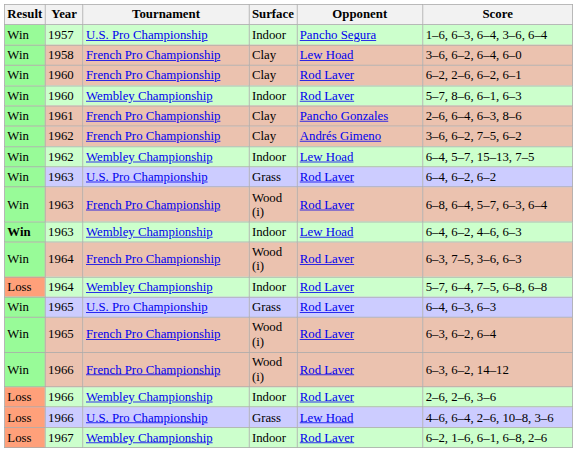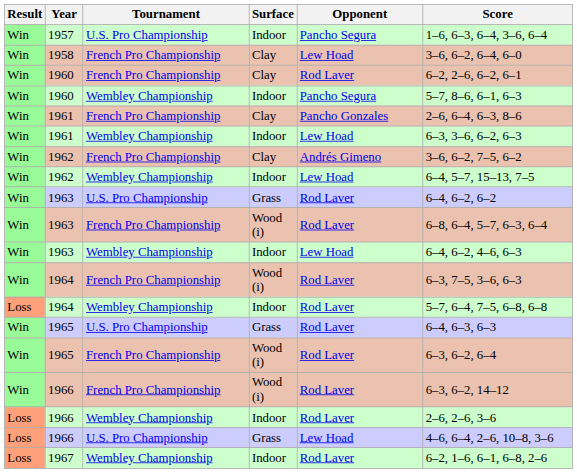(327, 95) Rod Laver -> (338, 95) Pancho Segura
+ row: (61, 136)
(19, 232) bold -> (18, 252) normal
